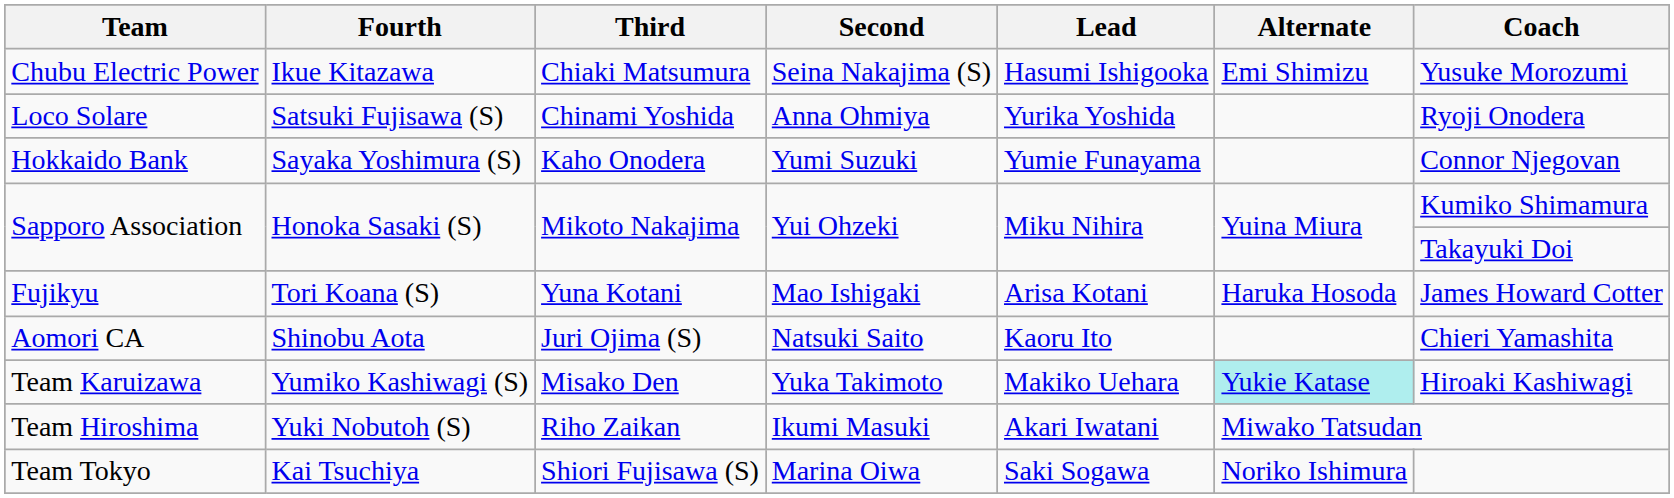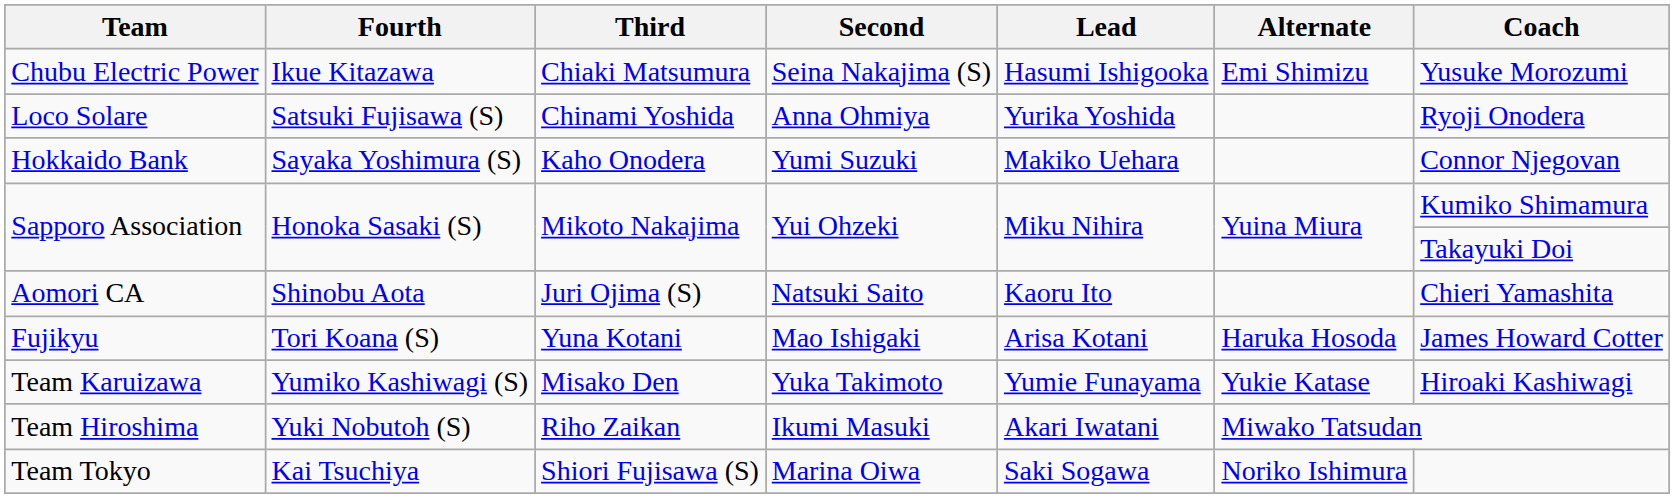(1102, 159) Yumie Funayama -> (1091, 159) Makiko Uehara
rows swapped: (78, 337) <-> (55, 293)
(1091, 381) Makiko Uehara -> (1102, 381) Yumie Funayama
(1296, 381) paleturquoise background -> (1296, 381) no background
